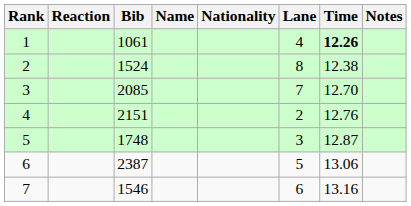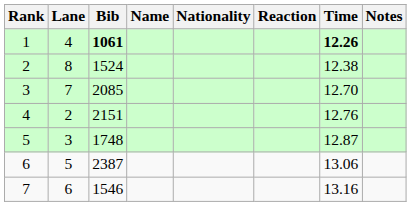columns swapped: (299, 16) <-> (81, 16)
(133, 41) normal -> (108, 41) bold
